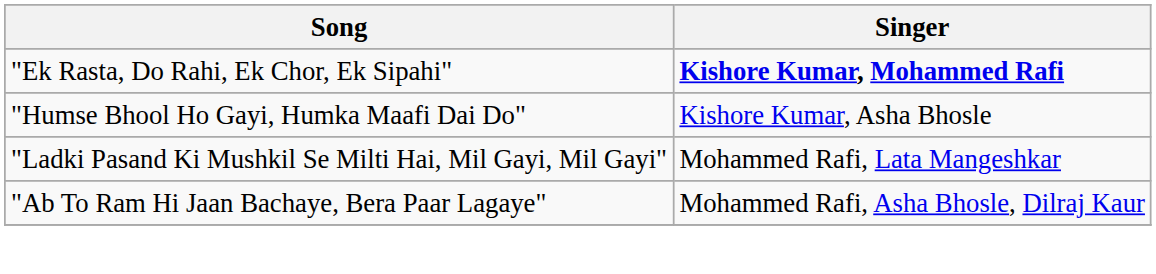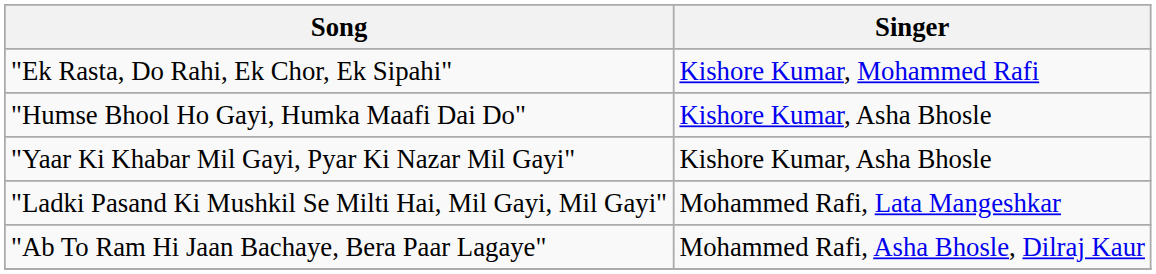(872, 70) bold -> (859, 70) normal
+ row: (293, 159)
